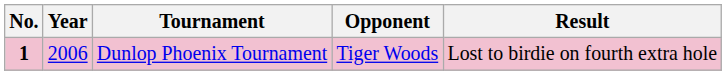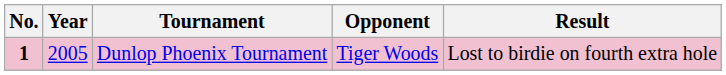(68, 53) 2006 -> (68, 53) 2005
